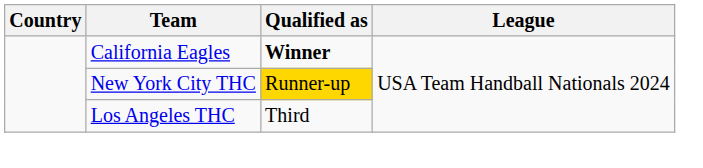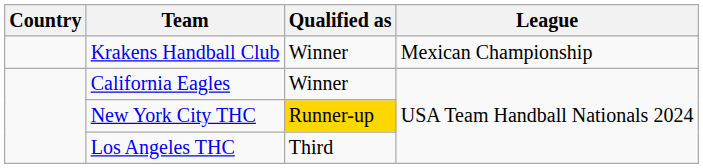+ row: (185, 52)
(298, 52) bold -> (318, 83) normal
